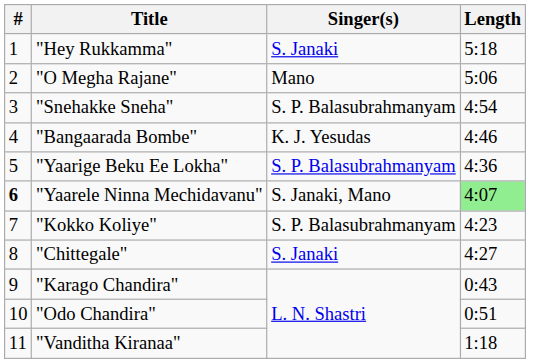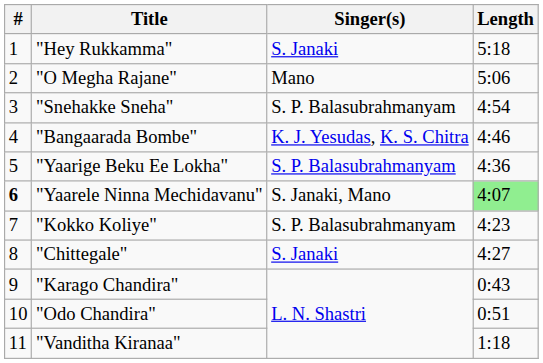(321, 136) K. J. Yesudas -> (370, 136) K. J. Yesudas, K. S. Chitra
